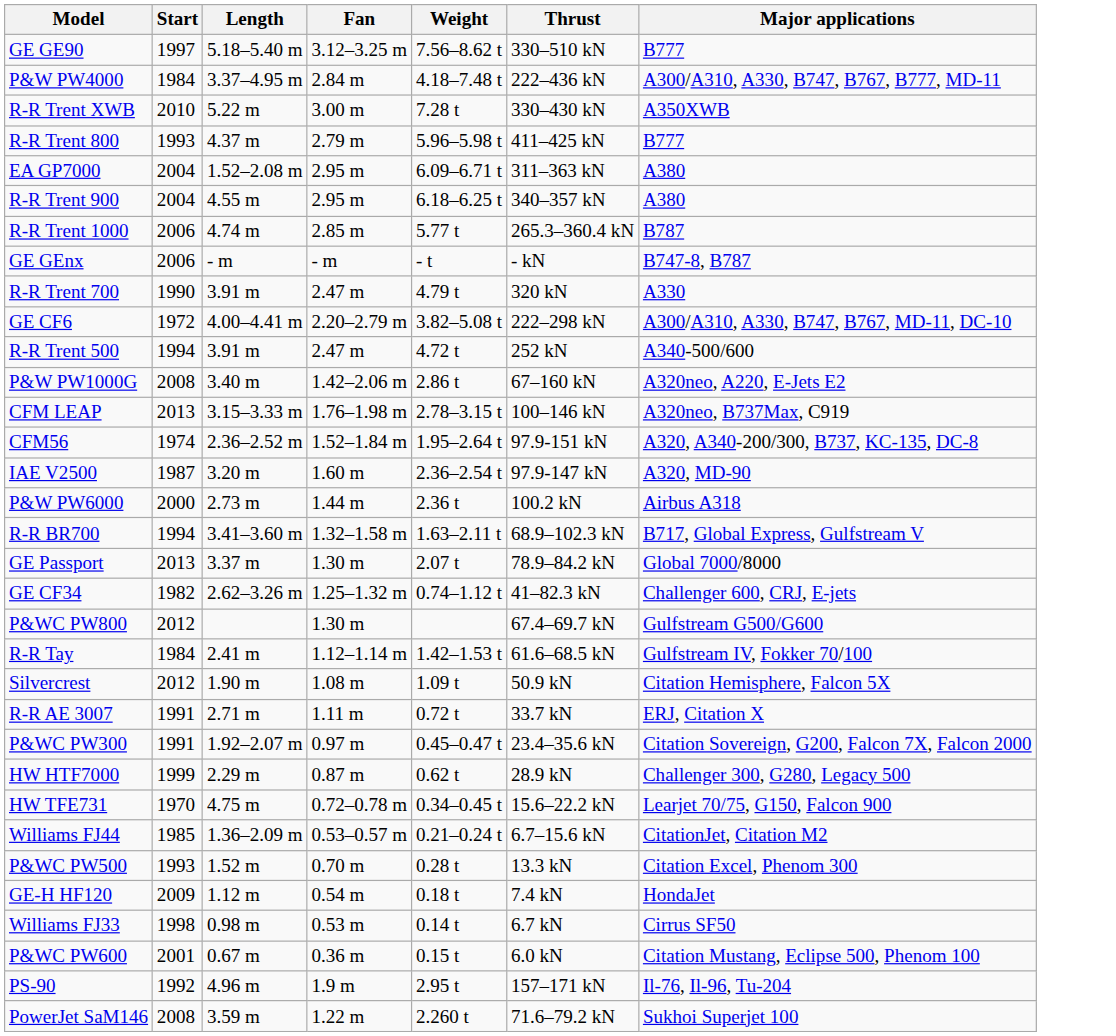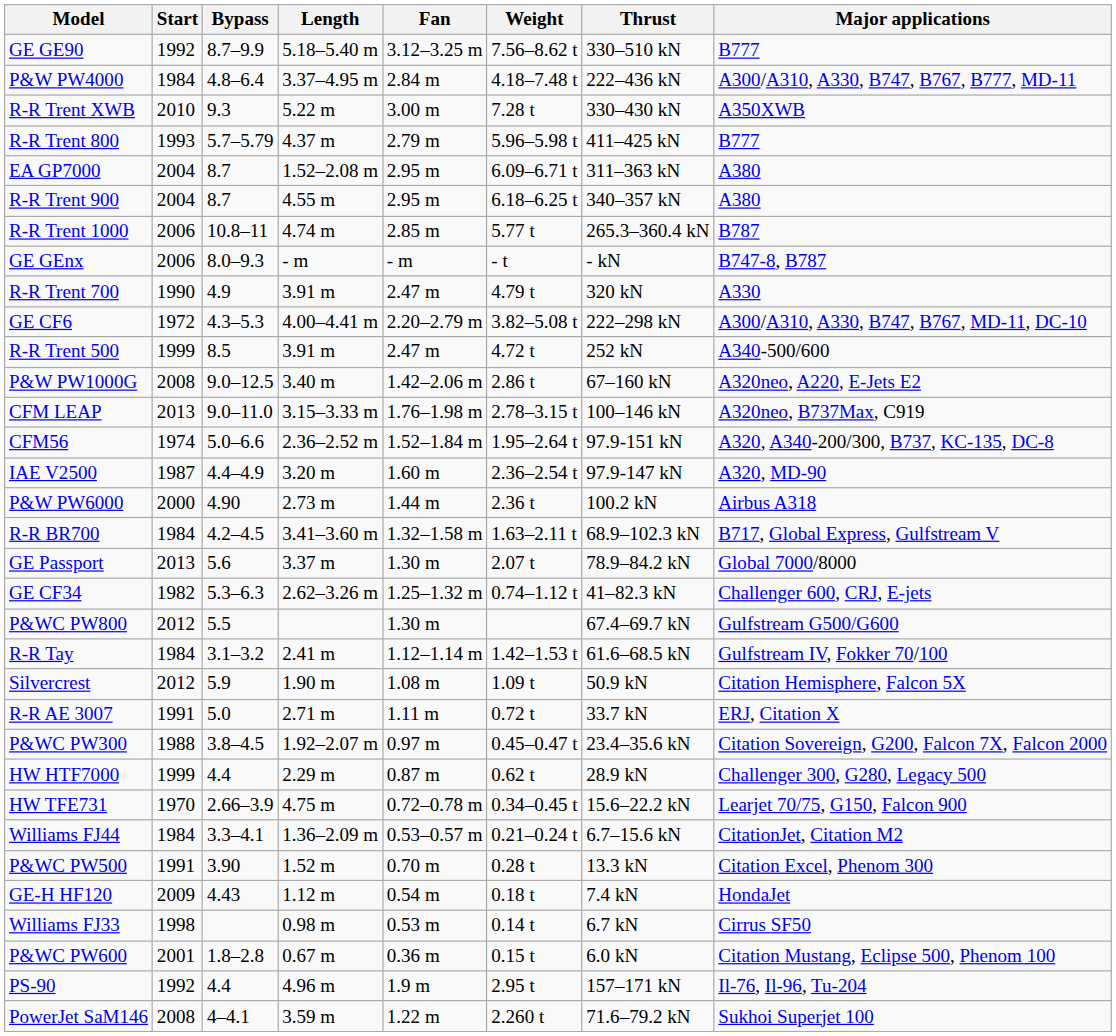+ column: (240, 19)
(176, 49) 1997 -> (176, 49) 1992
(176, 351) 1994 -> (176, 351) 1999
(176, 532) 1994 -> (176, 532) 1984
(176, 744) 1991 -> (176, 744) 1988
(176, 834) 1985 -> (176, 834) 1984
(176, 865) 1993 -> (176, 865) 1991
